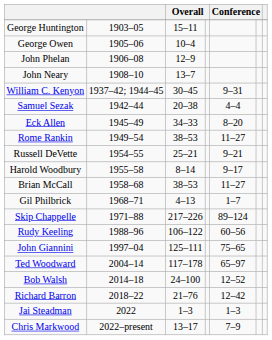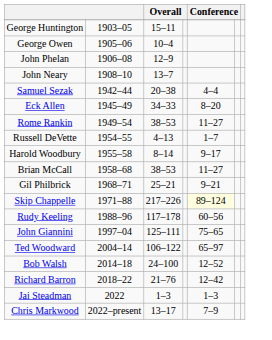- row: (45, 91)
(185, 153) 25–21 -> (163, 138) 4–13
(233, 153) 9–21 -> (211, 138) 1–7
(185, 201) 4–13 -> (163, 185) 25–21
(233, 201) 1–7 -> (211, 185) 9–21
(233, 216) no background -> (211, 201) lightyellow background
(185, 232) 106–122 -> (163, 216) 117–178
(185, 264) 117–178 -> (163, 248) 106–122
